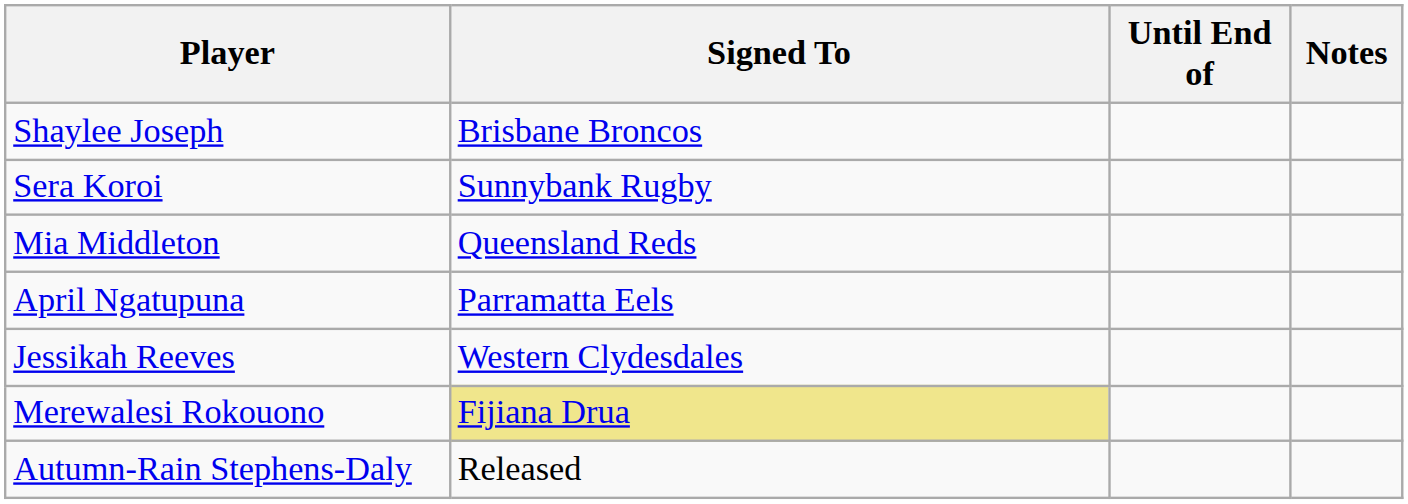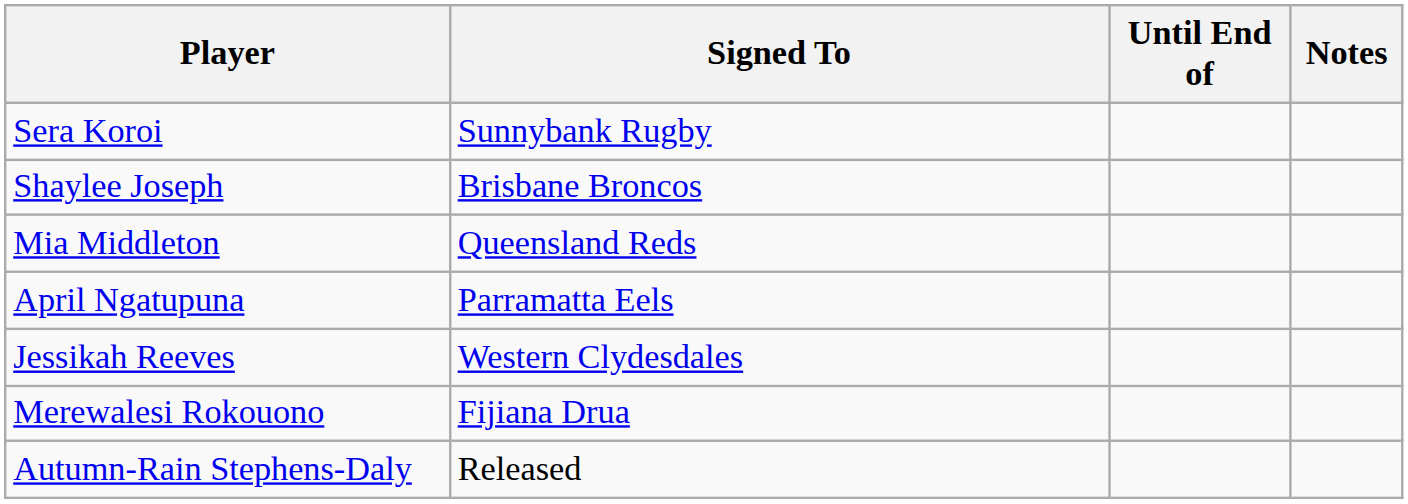rows swapped: (118, 130) <-> (88, 186)
(544, 412) khaki background -> (544, 412) no background
